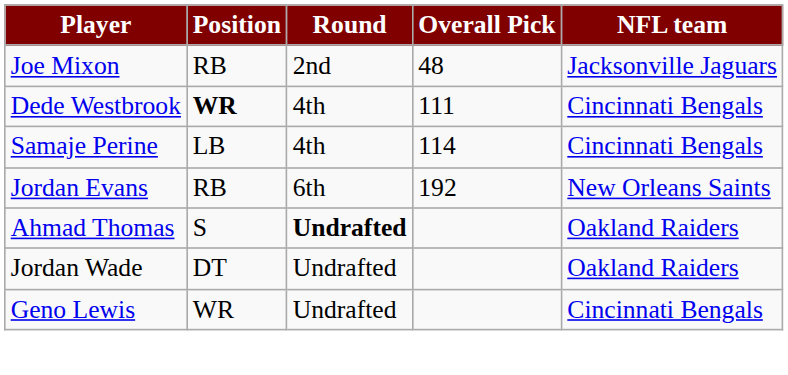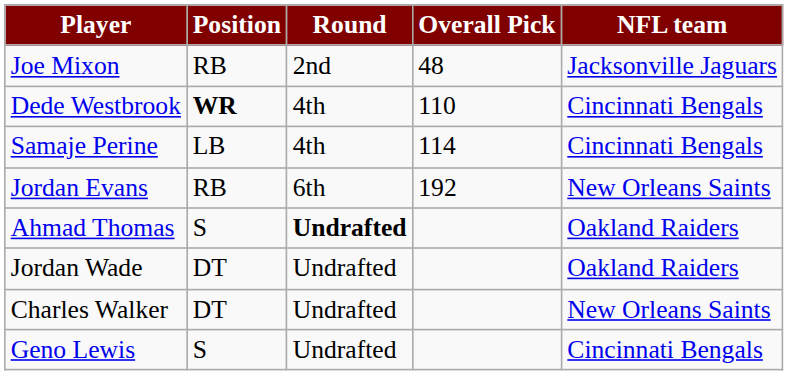(437, 106) 111 -> (437, 106) 110
+ row: (89, 308)
(213, 308) WR -> (200, 349) S
